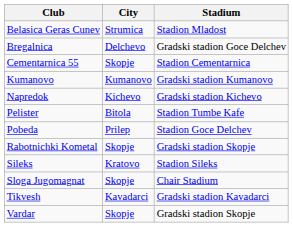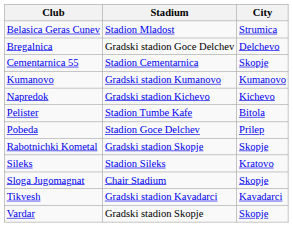columns swapped: (128, 12) <-> (221, 12)
